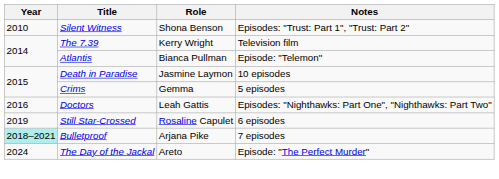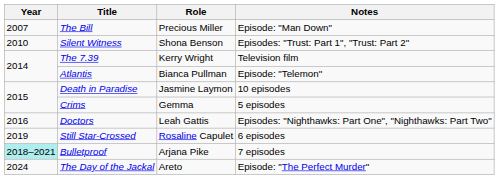+ row: (76, 27)
